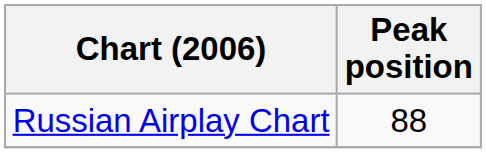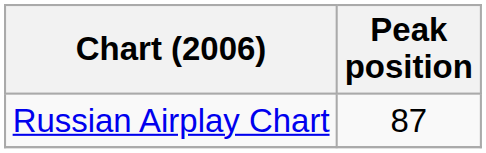(409, 119) 88 -> (409, 119) 87
